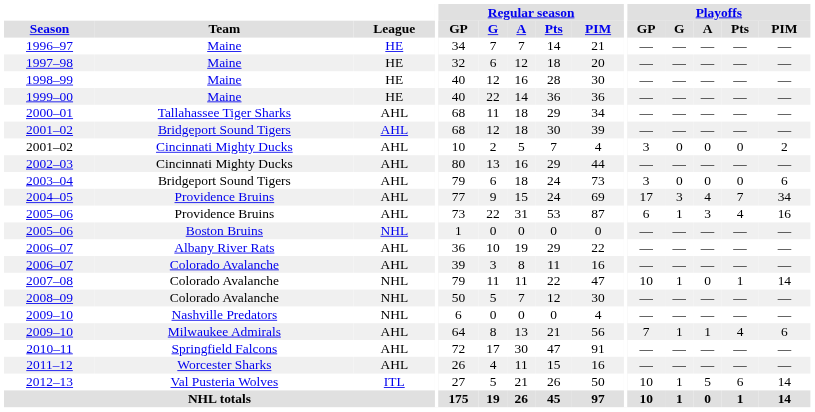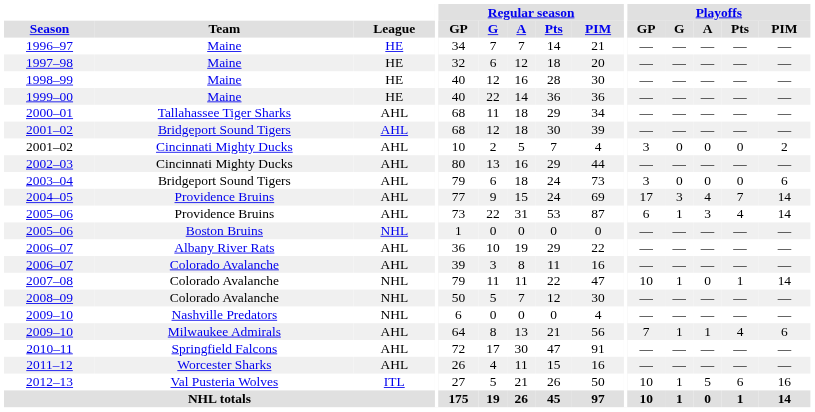(784, 197) 34 -> (784, 197) 14
(784, 214) 16 -> (784, 214) 14
(784, 382) 14 -> (784, 382) 16
